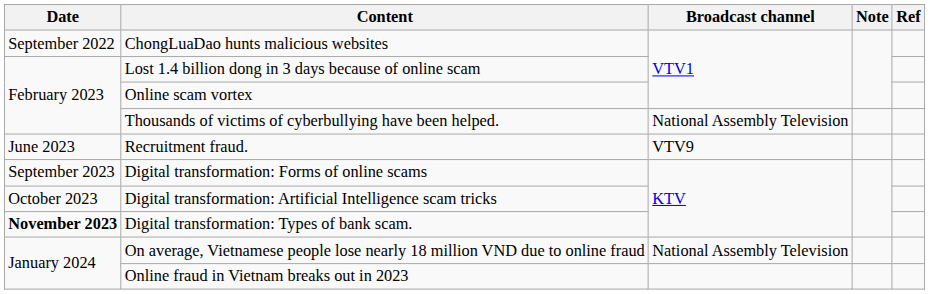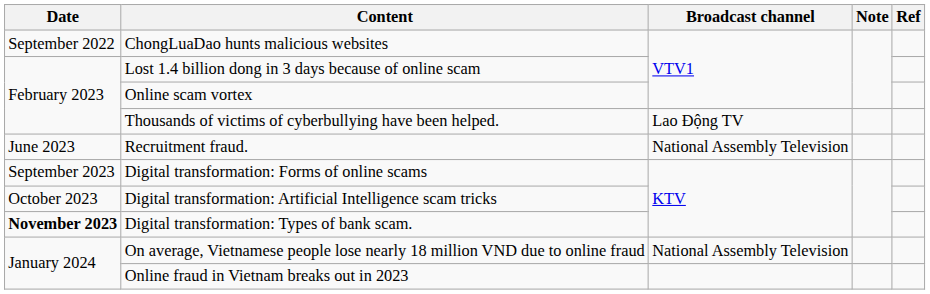(750, 120) National Assembly Television -> (698, 120) Lao Động TV
(673, 146) VTV9 -> (750, 146) National Assembly Television
